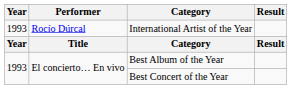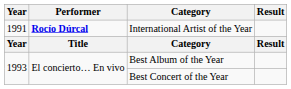(17, 28) 1993 -> (17, 28) 1991
(58, 28) normal -> (60, 28) bold
